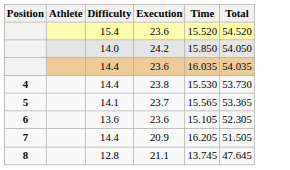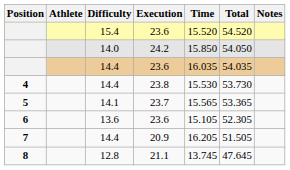+ column: (270, 13)
